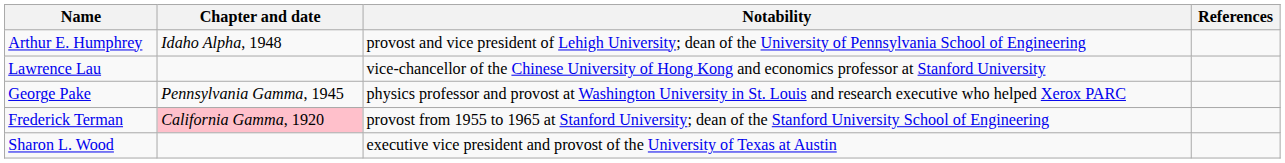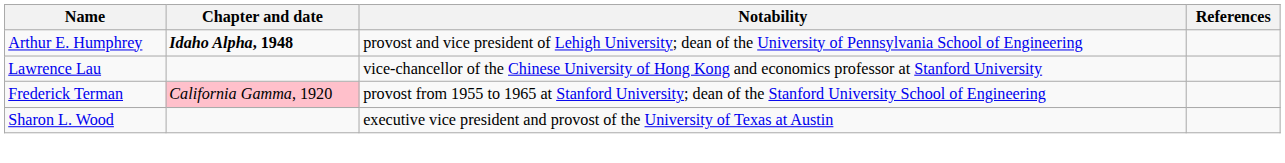(221, 42) normal -> (231, 42) bold
- row: (50, 94)
